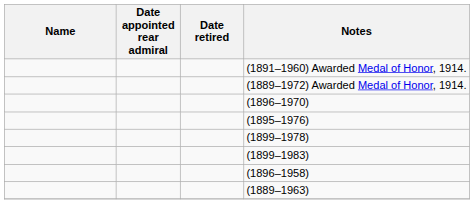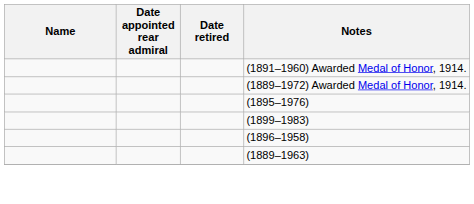- row: (278, 103)
- row: (278, 138)
